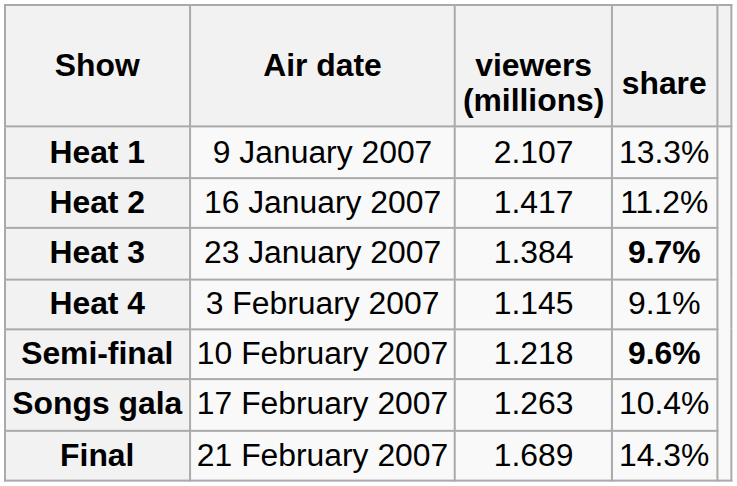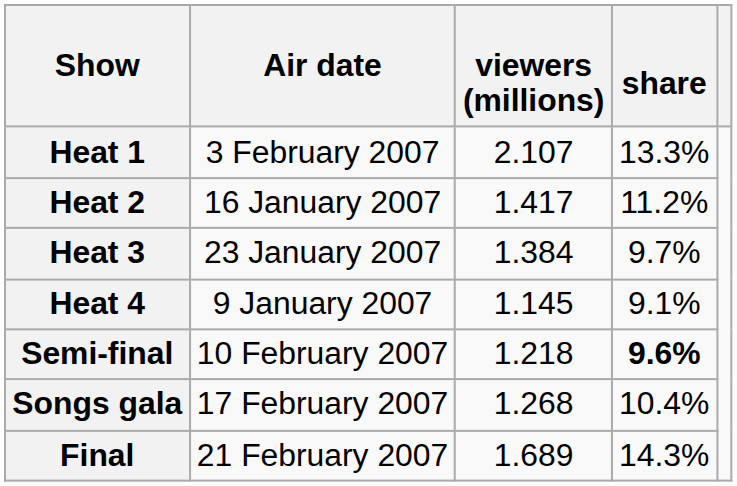(323, 151) 9 January 2007 -> (323, 151) 3 February 2007
(664, 252) bold -> (664, 252) normal
(323, 303) 3 February 2007 -> (323, 303) 9 January 2007
(534, 404) 1.263 -> (534, 404) 1.268
